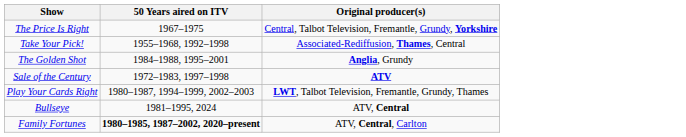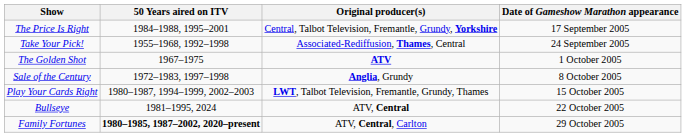+ column: (590, 12)
(181, 28) 1967–1975 -> (181, 28) 1984–1988, 1995–2001
(181, 60) 1984–1988, 1995–2001 -> (181, 60) 1967–1975
(381, 60) Anglia, Grundy -> (381, 60) ATV
(381, 76) ATV -> (381, 76) Anglia, Grundy
